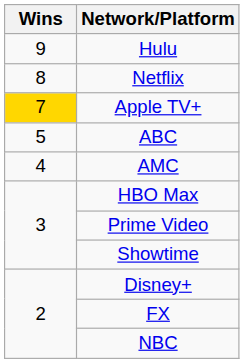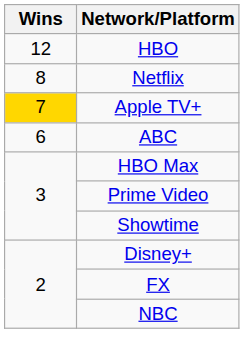+ row: (158, 48)
- row: (158, 48)
(41, 136) 5 -> (41, 136) 6
- row: (158, 166)
